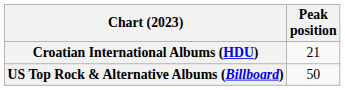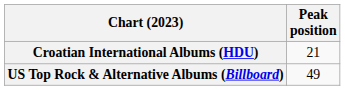(313, 74) 50 -> (313, 74) 49
